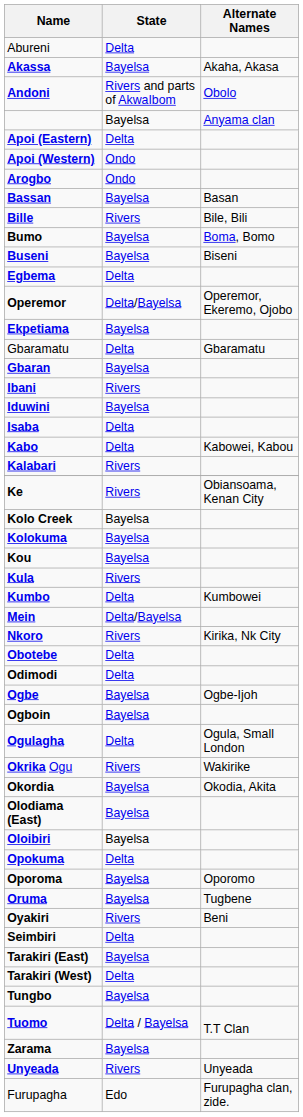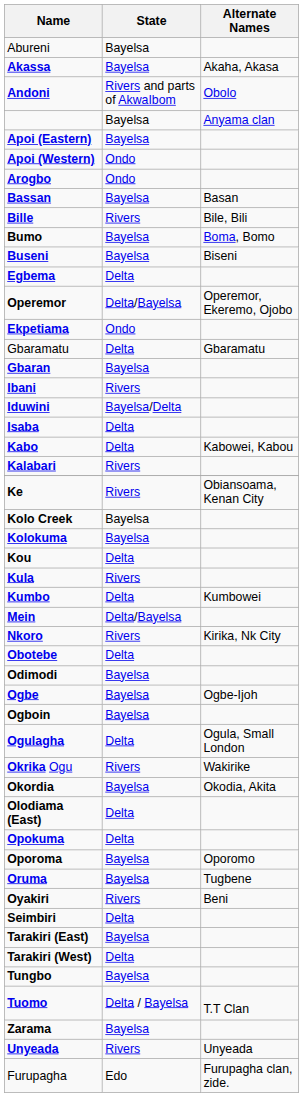(120, 47) Delta -> (127, 47) Bayelsa
(120, 139) Delta -> (127, 139) Bayelsa
(127, 329) Bayelsa -> (120, 329) Ondo
(127, 407) Bayelsa -> (143, 407) Bayelsa/Delta
(127, 558) Bayelsa -> (120, 558) Delta
(120, 675) Delta -> (127, 675) Bayelsa
(127, 813) Bayelsa -> (120, 813) Delta
- row: (29, 839)
